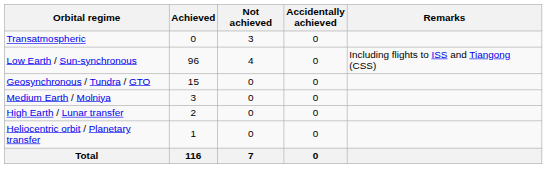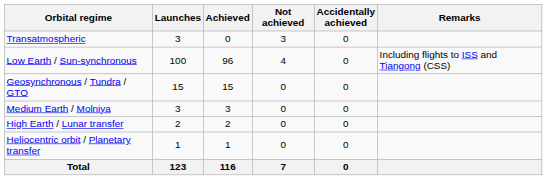+ column: (178, 17)
